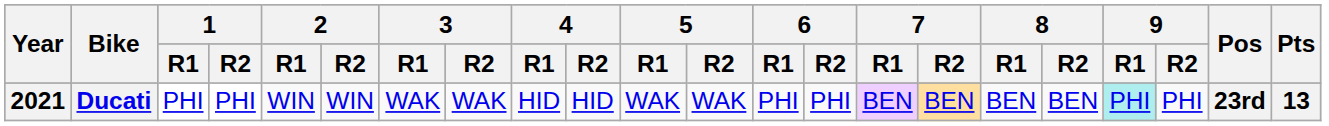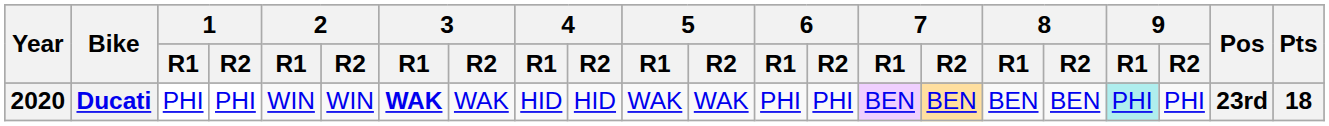(38, 102) 2021 -> (38, 102) 2020
(413, 102) normal -> (414, 102) bold
(1296, 102) 13 -> (1299, 102) 18
